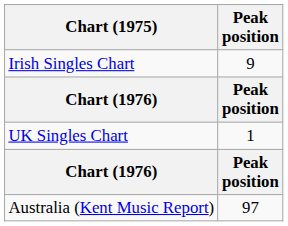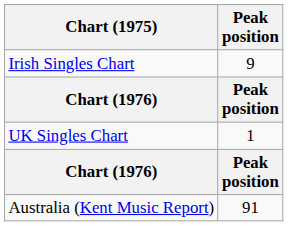(250, 207) 97 -> (250, 207) 91
